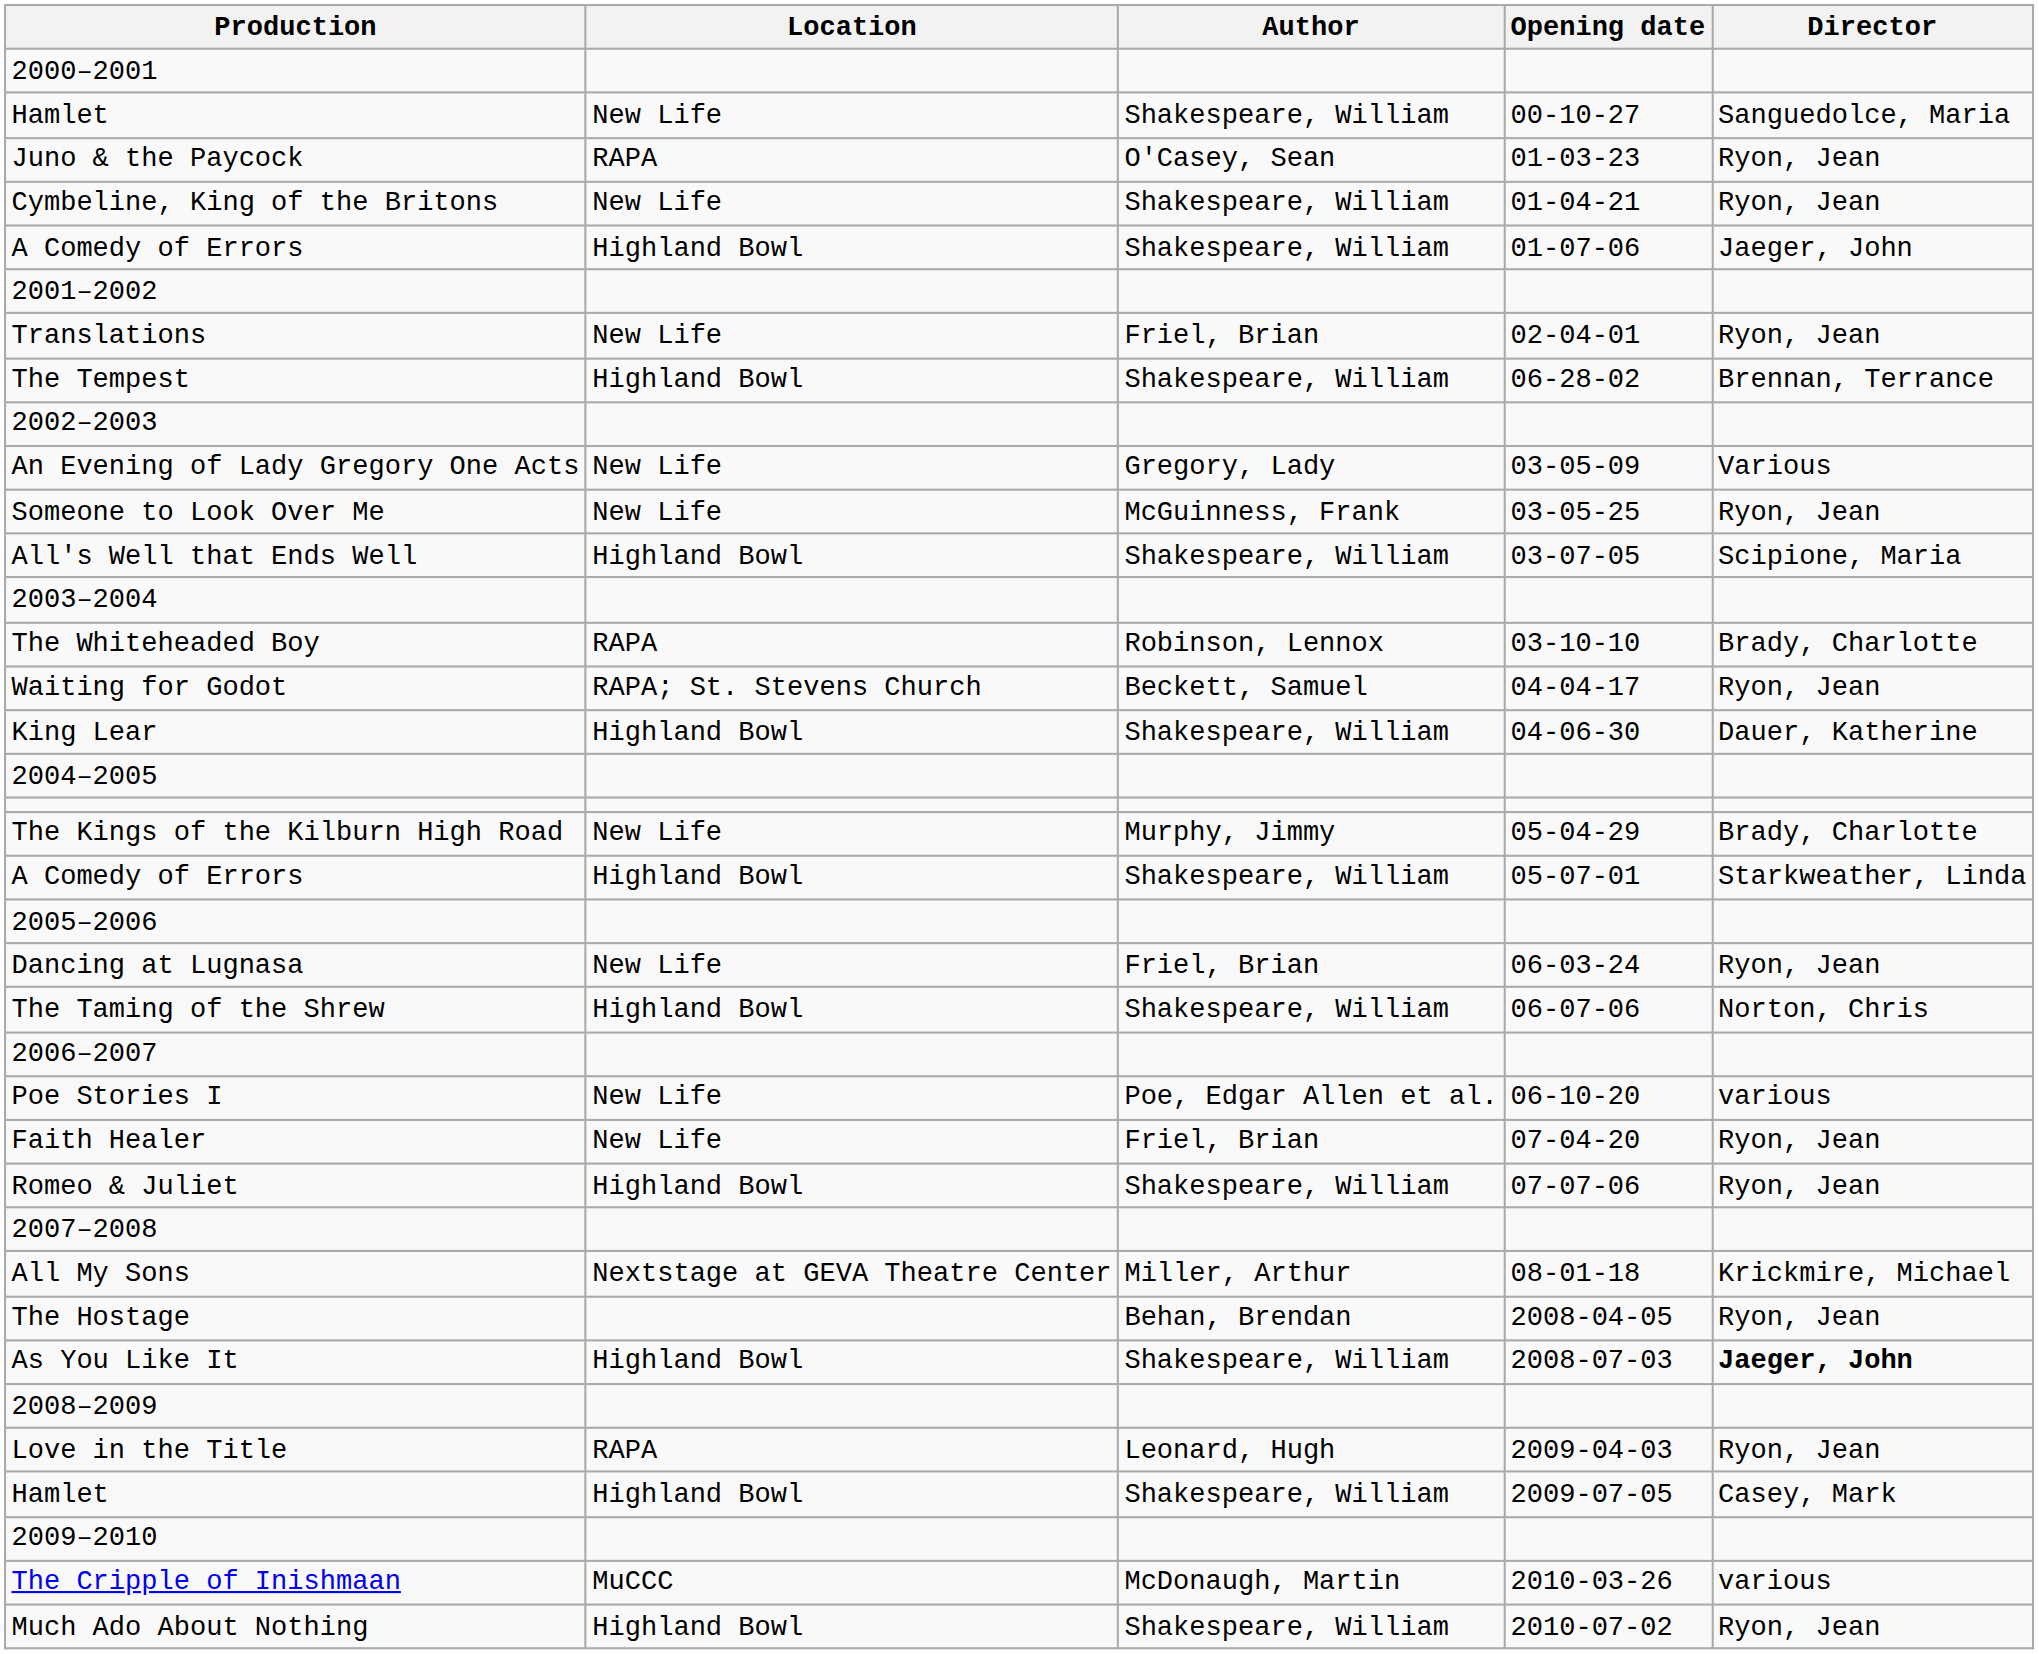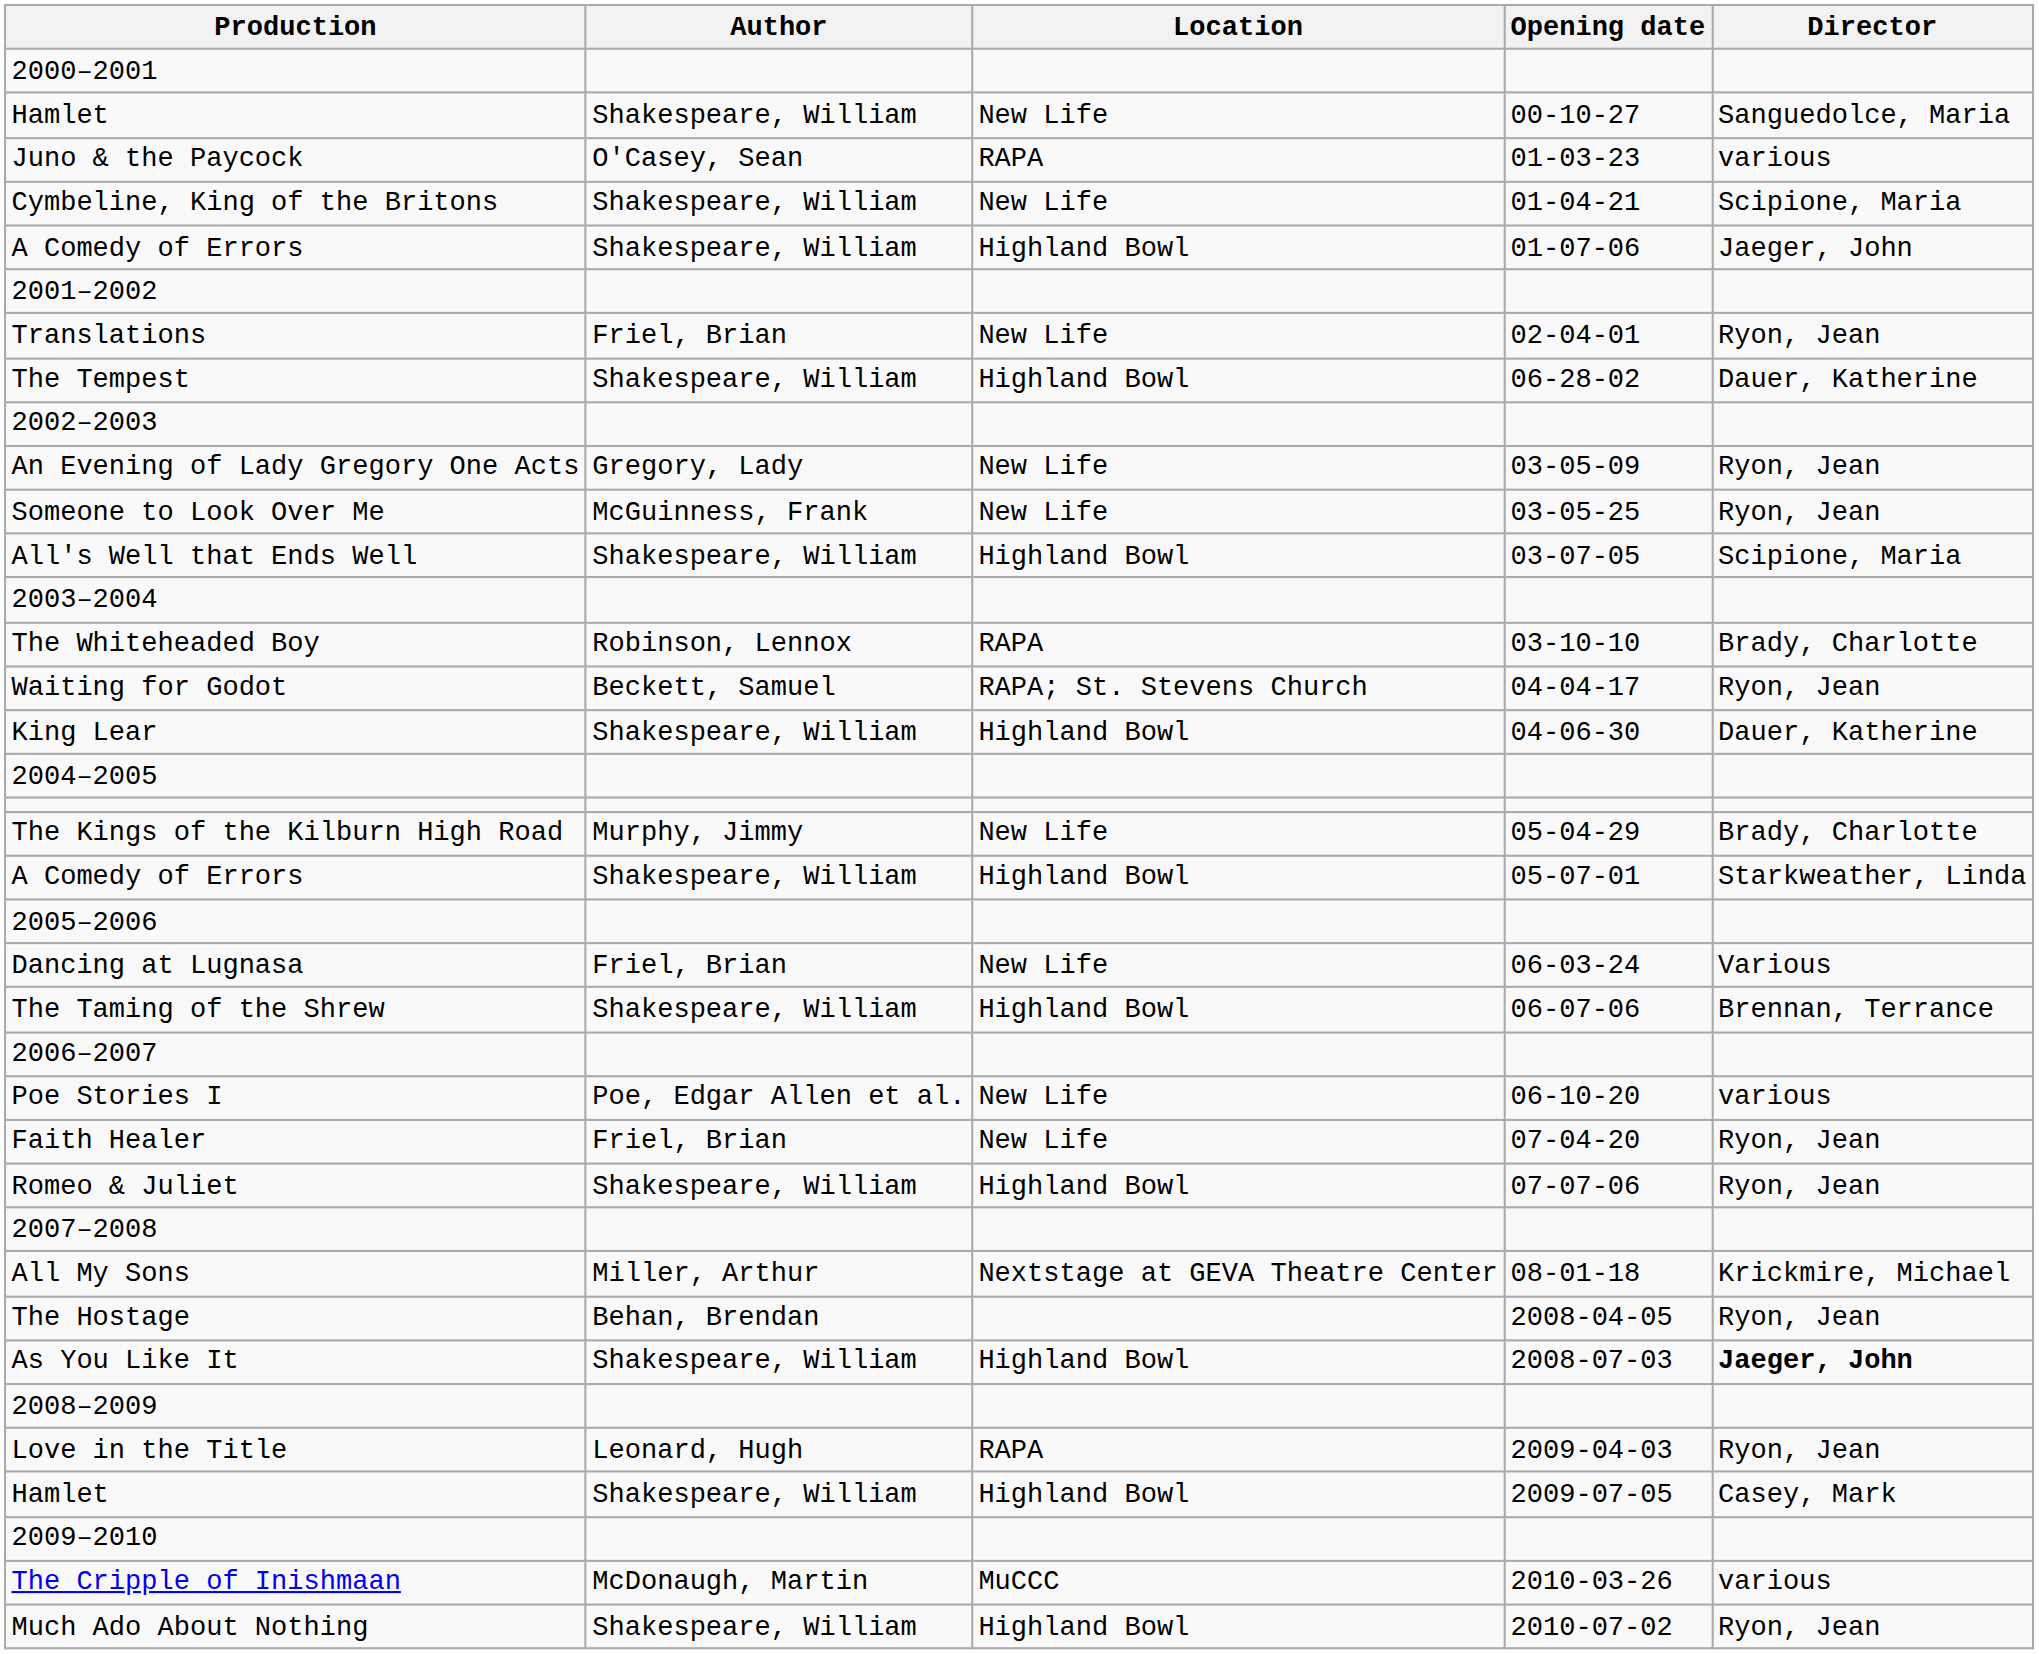columns swapped: (1311, 27) <-> (852, 27)
(1799, 159) Ryon, Jean -> (1775, 159) various
(1799, 203) Ryon, Jean -> (1840, 203) Scipione, Maria
(1856, 380) Brennan, Terrance -> (1848, 380) Dauer, Katherine
(1775, 468) Various -> (1799, 468) Ryon, Jean
(1799, 965) Ryon, Jean -> (1775, 965) Various
(1824, 1009) Norton, Chris -> (1856, 1009) Brennan, Terrance
